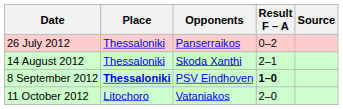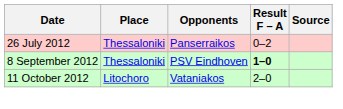- row: (45, 61)
(137, 78) bold -> (134, 61) normal
